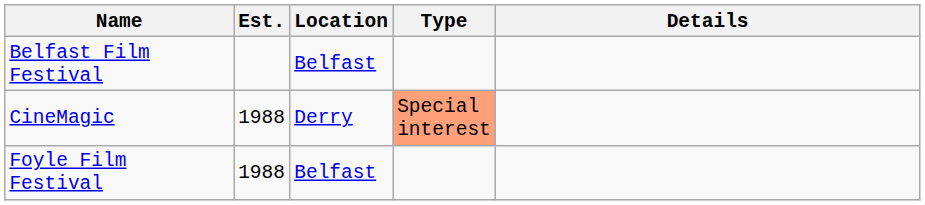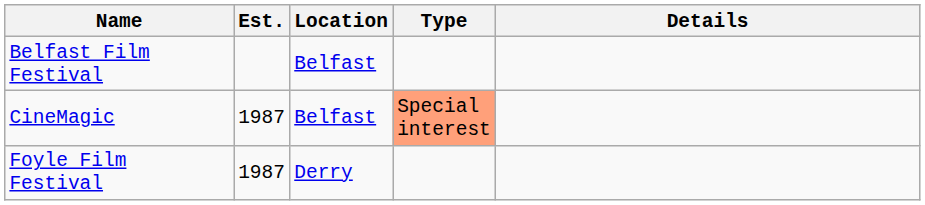(262, 118) 1988 -> (262, 118) 1987
(324, 118) Derry -> (335, 118) Belfast
(262, 172) 1988 -> (262, 172) 1987
(335, 172) Belfast -> (324, 172) Derry
